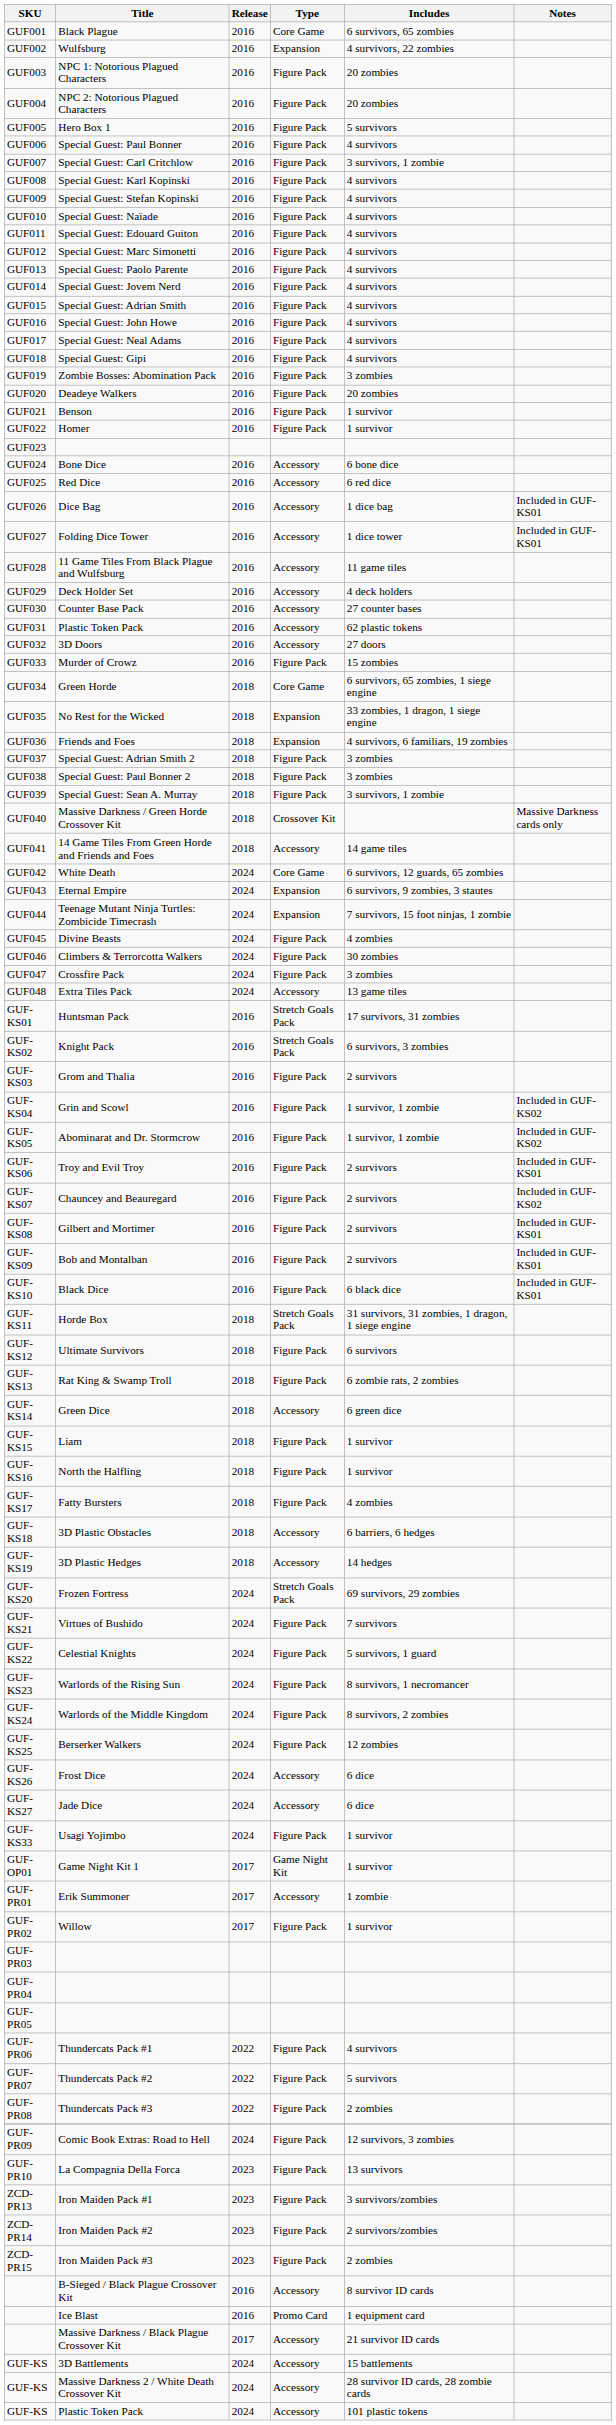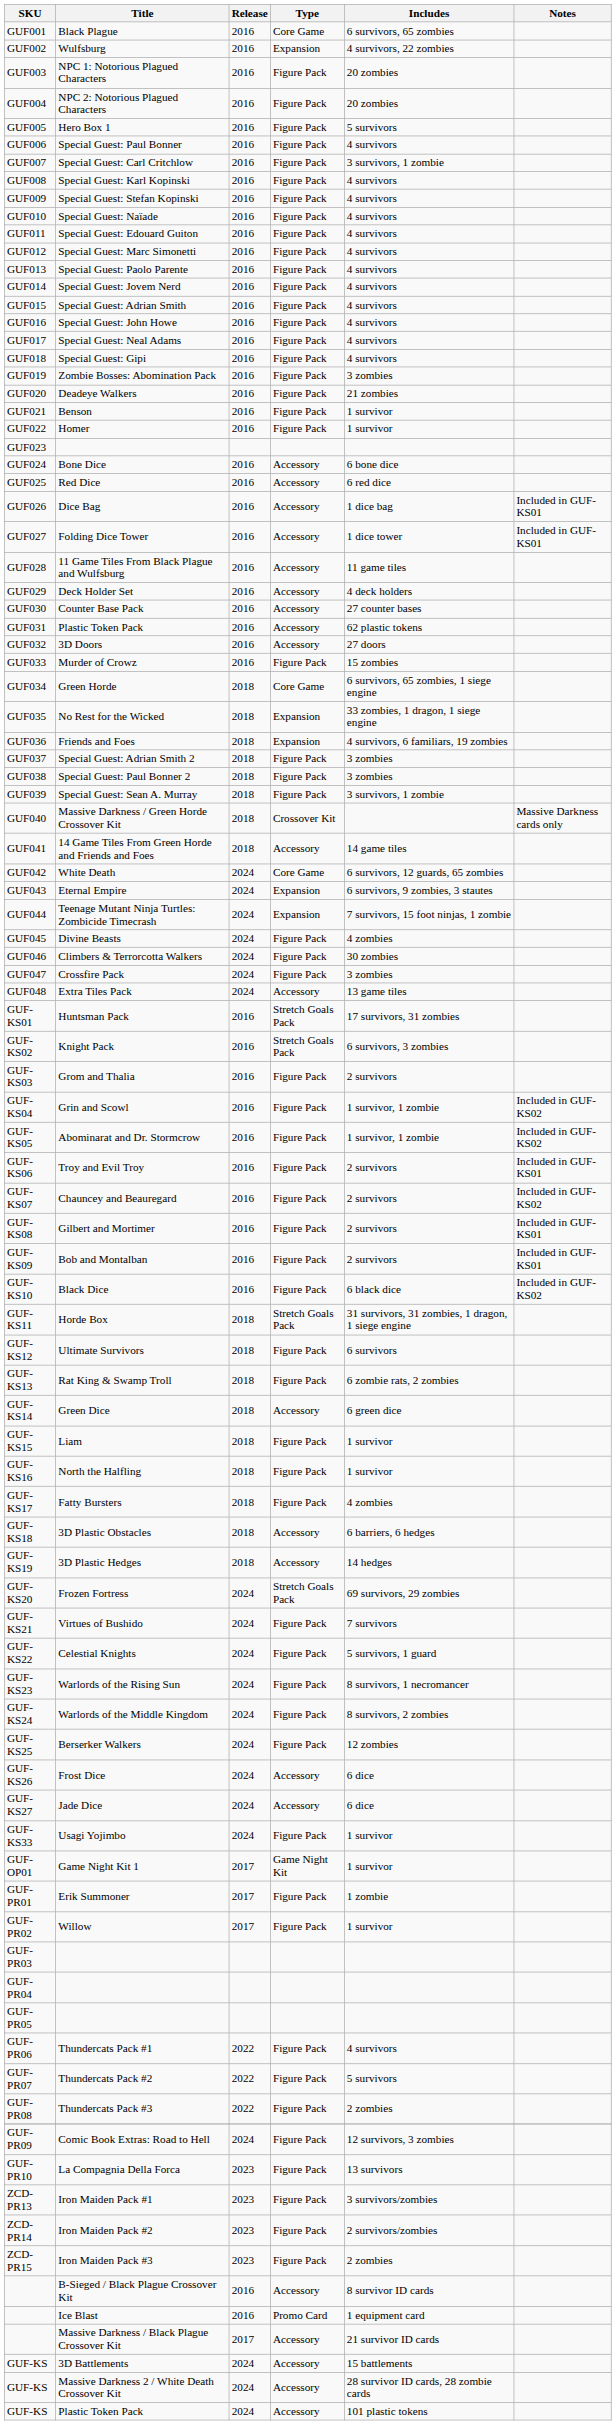(373, 393) 20 zombies -> (373, 393) 21 zombies
(556, 1289) Included in GUF-KS01 -> (556, 1289) Included in GUF-KS02
(296, 1896) Accessory -> (300, 1896) Figure Pack
